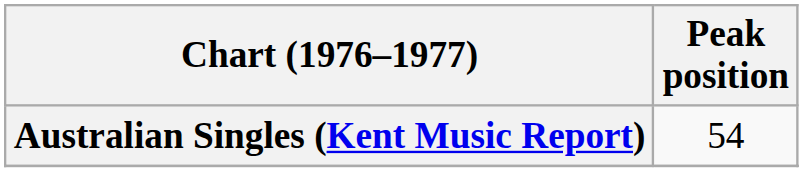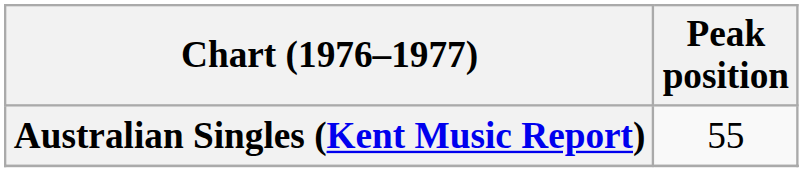(726, 135) 54 -> (726, 135) 55
